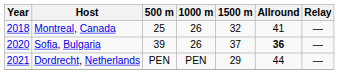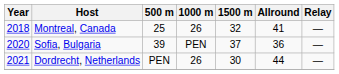(196, 45) 26 -> (196, 45) PEN
(278, 45) bold -> (278, 45) normal
(196, 61) PEN -> (196, 61) 26
(235, 61) 29 -> (235, 61) 30
